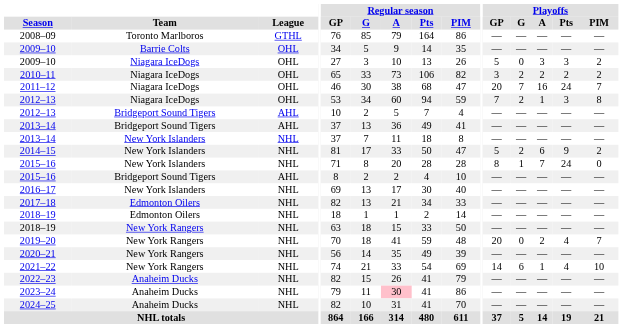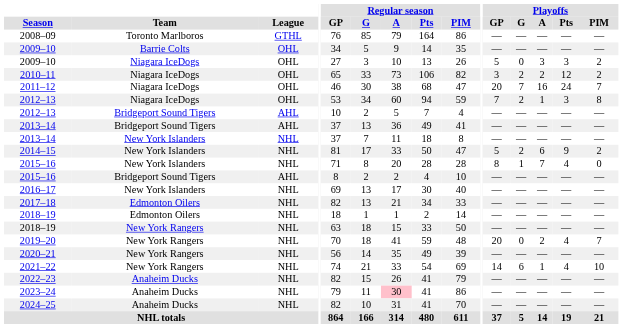(566, 74) 2 -> (566, 74) 12
(566, 164) 24 -> (566, 164) 4
